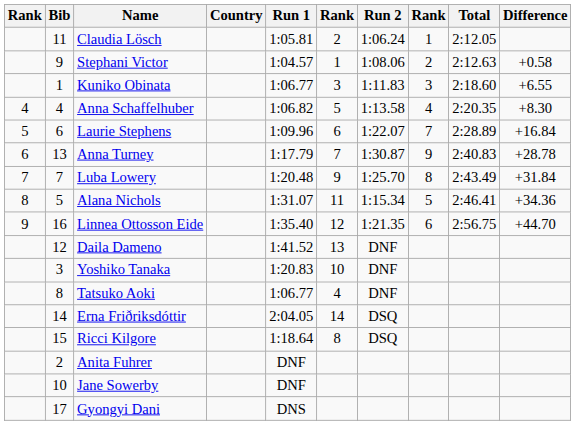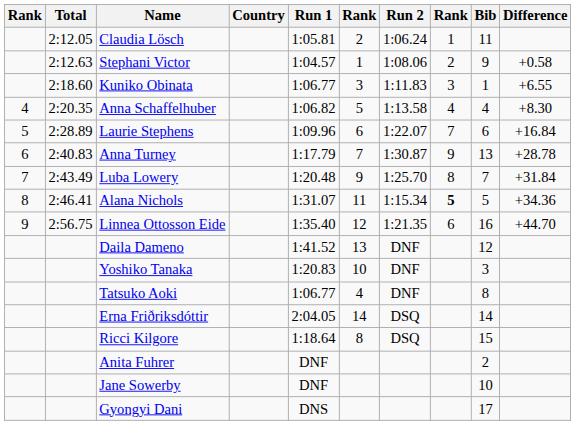columns swapped: (59, 16) <-> (474, 16)
(429, 200) normal -> (451, 200) bold
